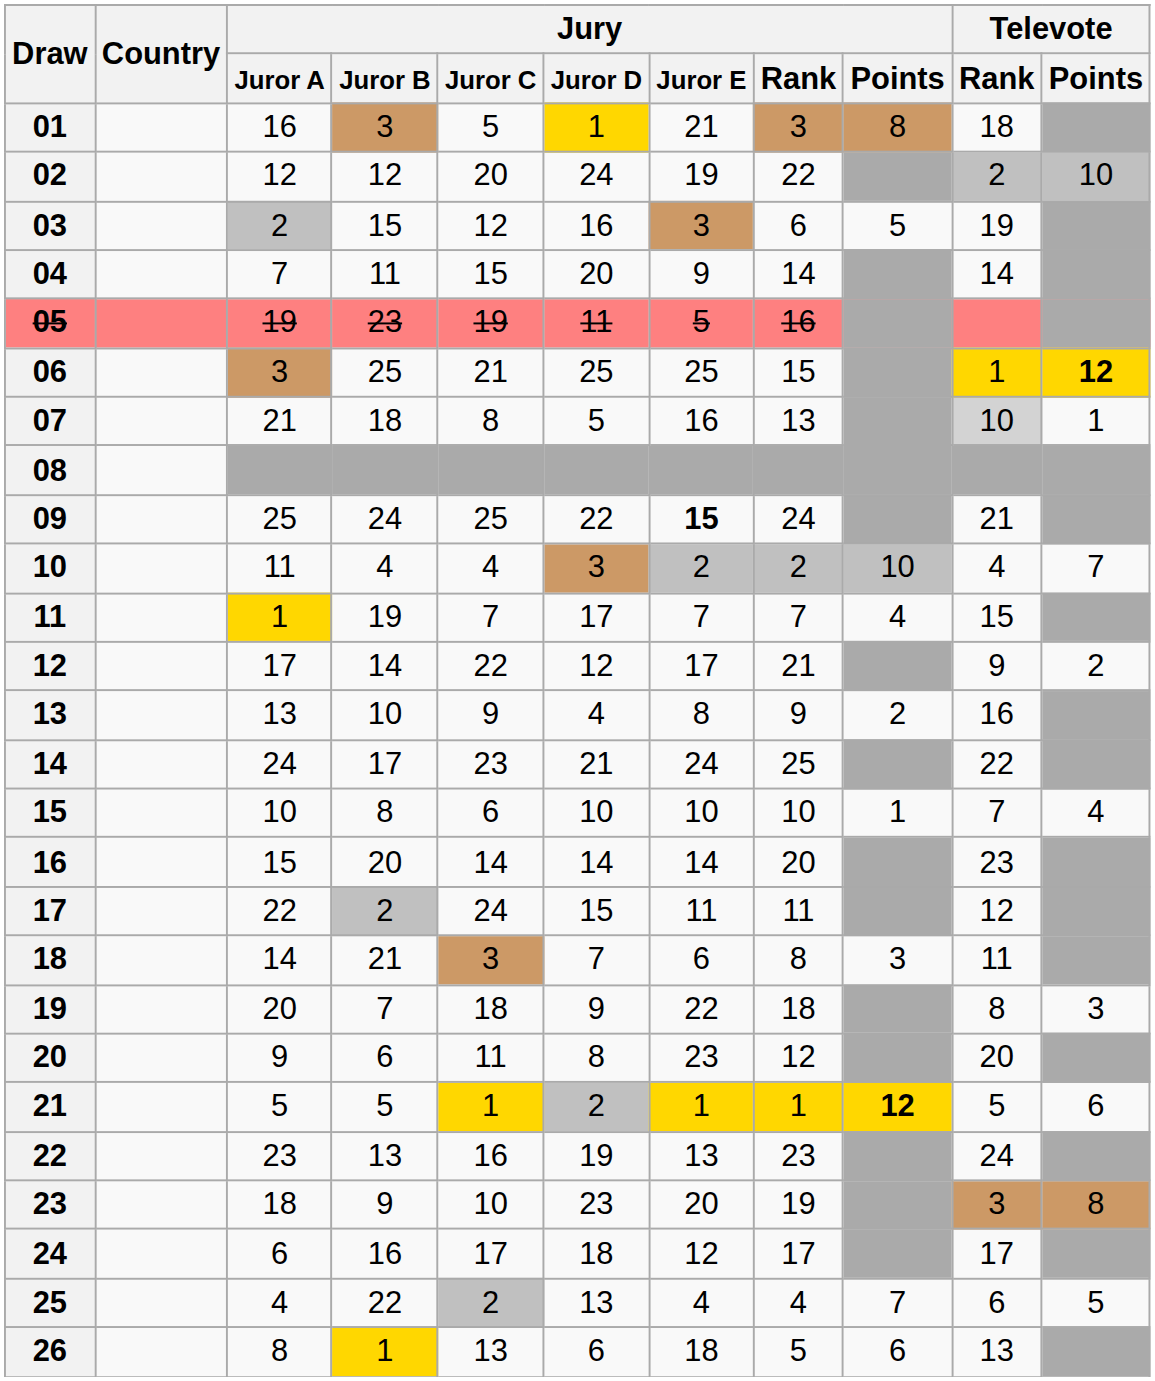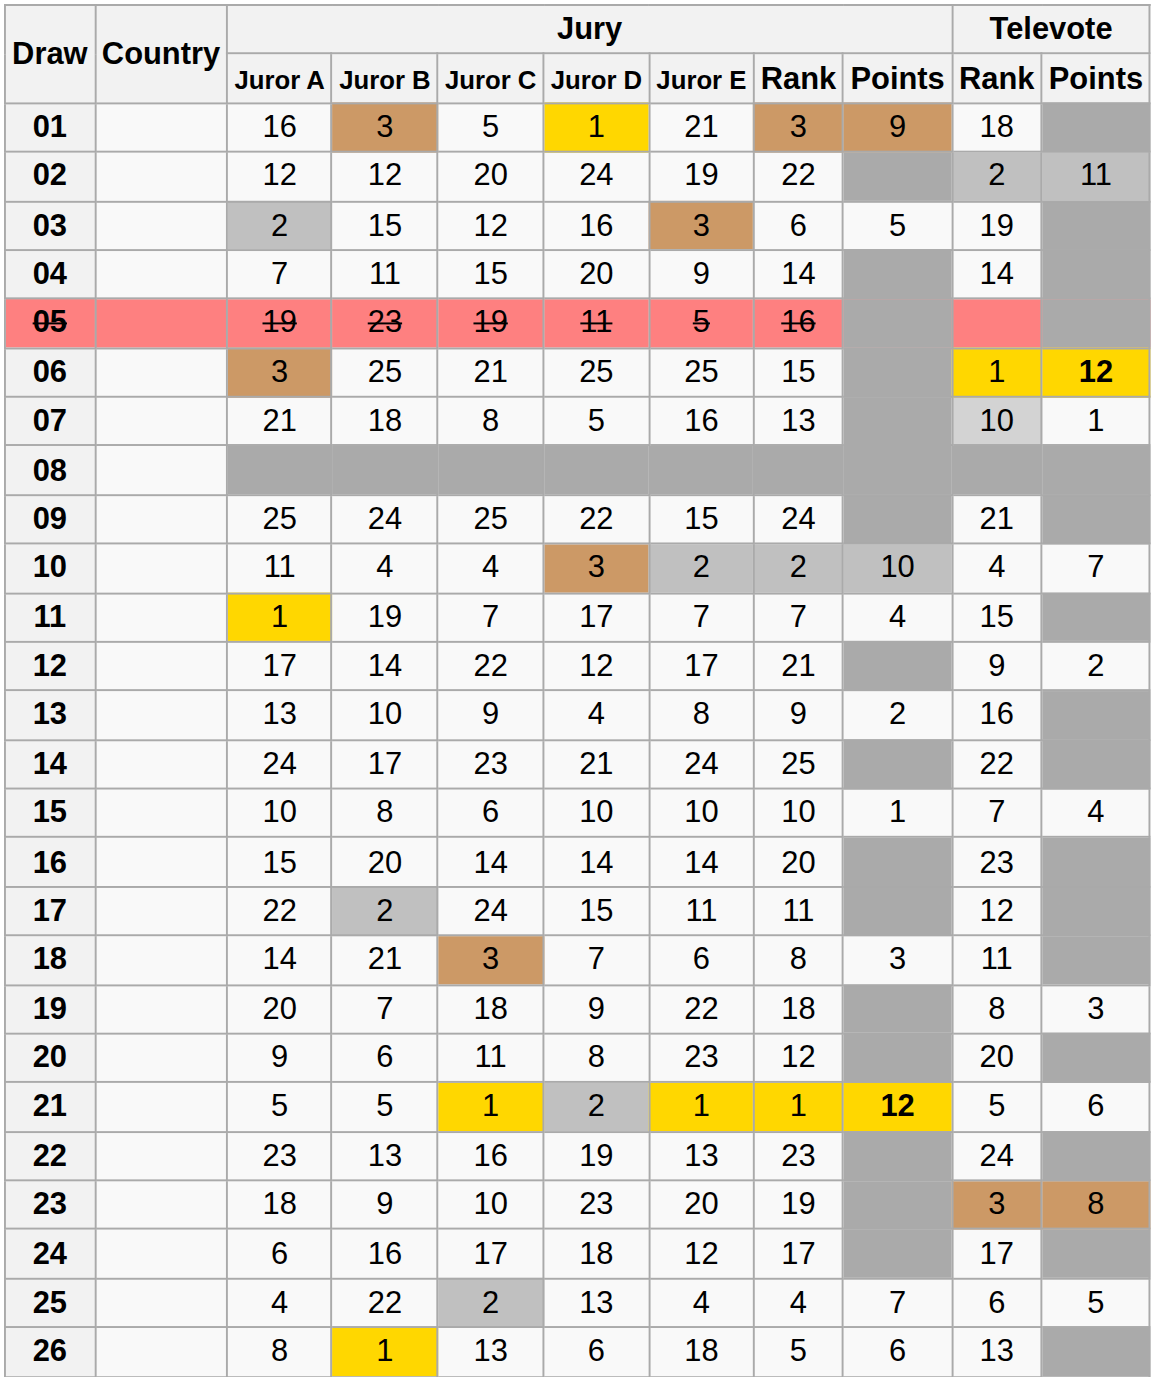(898, 126) 8 -> (898, 126) 9
(1096, 175) 10 -> (1096, 175) 11
(701, 518) bold -> (701, 518) normal
